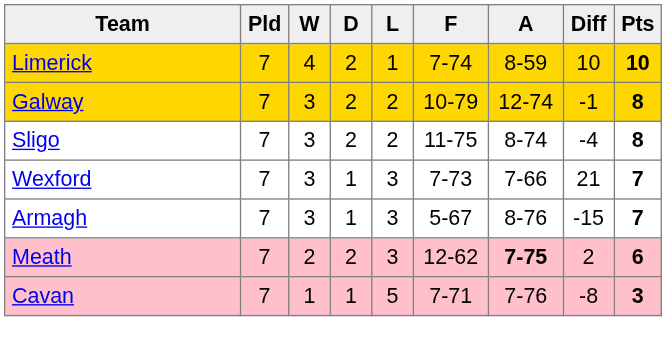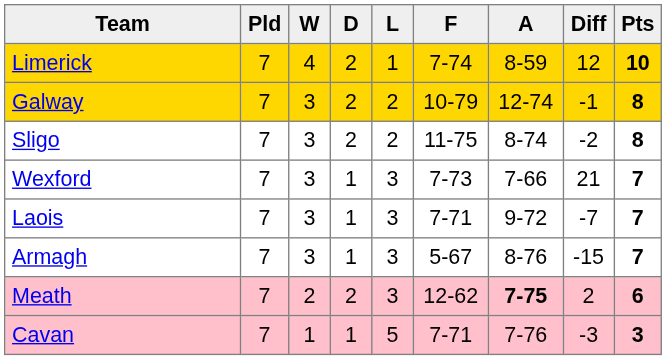(589, 62) 10 -> (589, 62) 12
(589, 140) -4 -> (589, 140) -2
+ row: (38, 218)
(589, 295) -8 -> (589, 334) -3
